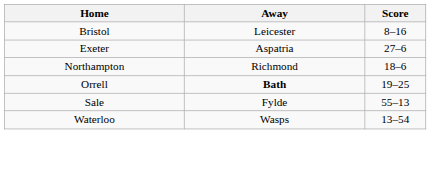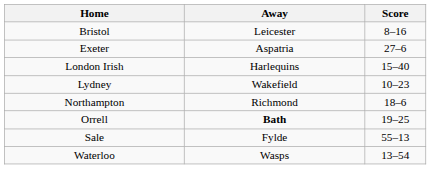+ row: (94, 66)
+ row: (94, 84)
